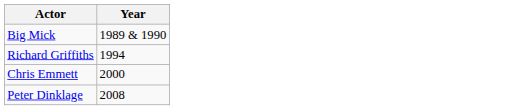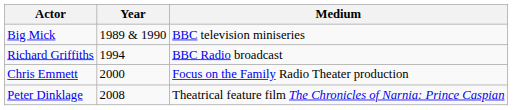+ column: (338, 14)
